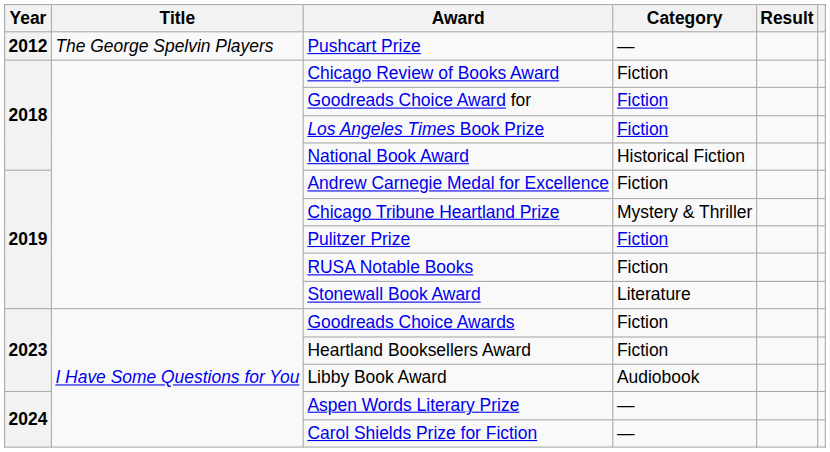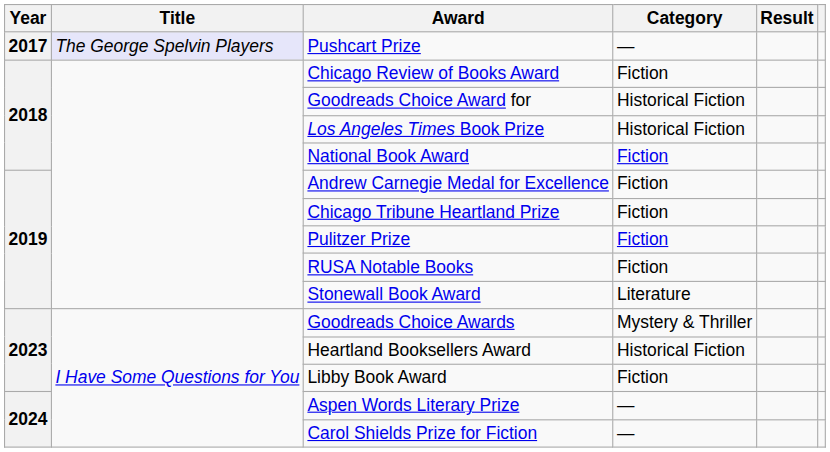(28, 45) 2012 -> (28, 45) 2017
(164, 45) no background -> (164, 45) lavender background
(643, 101) Fiction -> (681, 101) Historical Fiction
(643, 128) Fiction -> (681, 128) Historical Fiction
(681, 156) Historical Fiction -> (643, 156) Fiction
(685, 211) Mystery & Thriller -> (643, 211) Fiction
(643, 322) Fiction -> (685, 322) Mystery & Thriller
(643, 350) Fiction -> (681, 350) Historical Fiction
(658, 377) Audiobook -> (643, 377) Fiction
